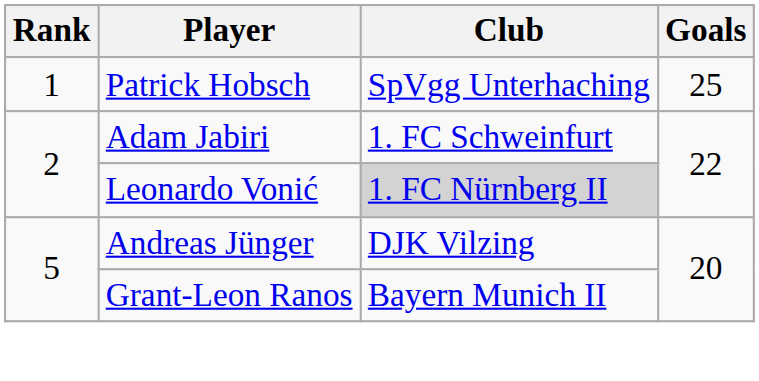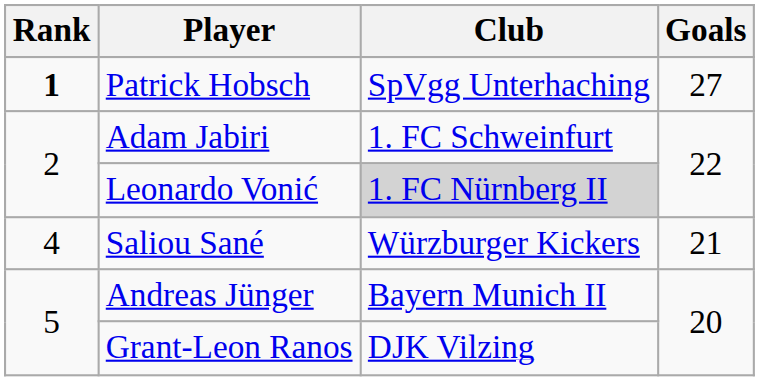(52, 83) normal -> (52, 83) bold
(706, 83) 25 -> (706, 83) 27
+ row: (185, 242)
(451, 242) DJK Vilzing -> (487, 294) Bayern Munich II
(487, 294) Bayern Munich II -> (451, 347) DJK Vilzing
